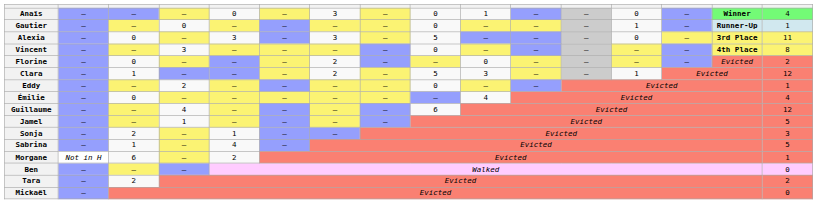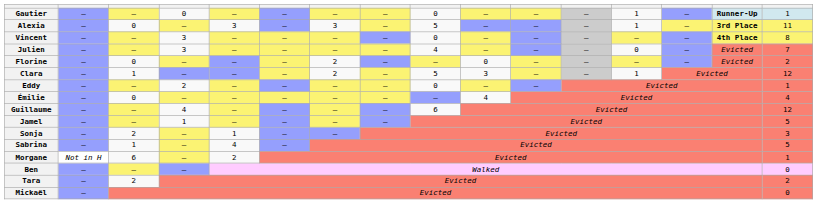- row: (31, 13)
(637, 37) 0 -> (637, 25) 1
+ row: (31, 49)
